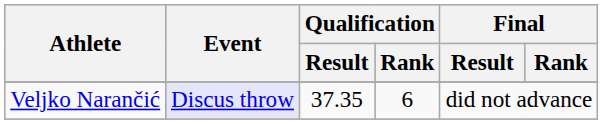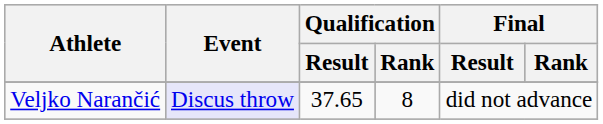(337, 100) 37.35 -> (337, 100) 37.65
(407, 100) 6 -> (407, 100) 8
